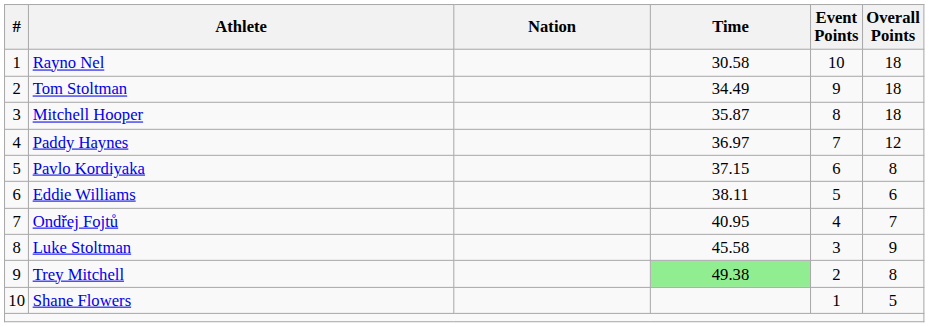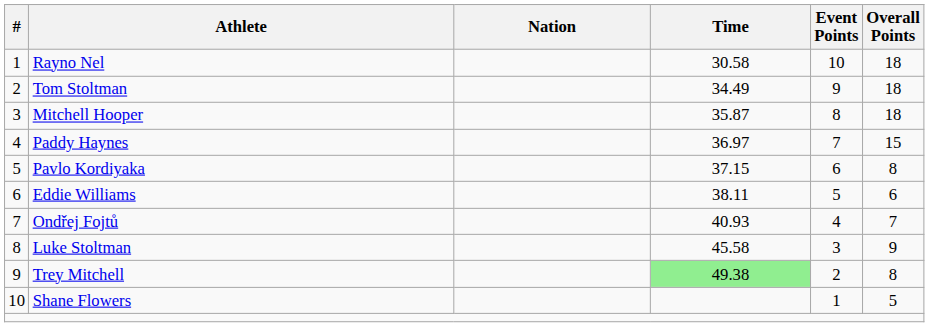(893, 141) 12 -> (893, 141) 15
(731, 221) 40.95 -> (731, 221) 40.93
